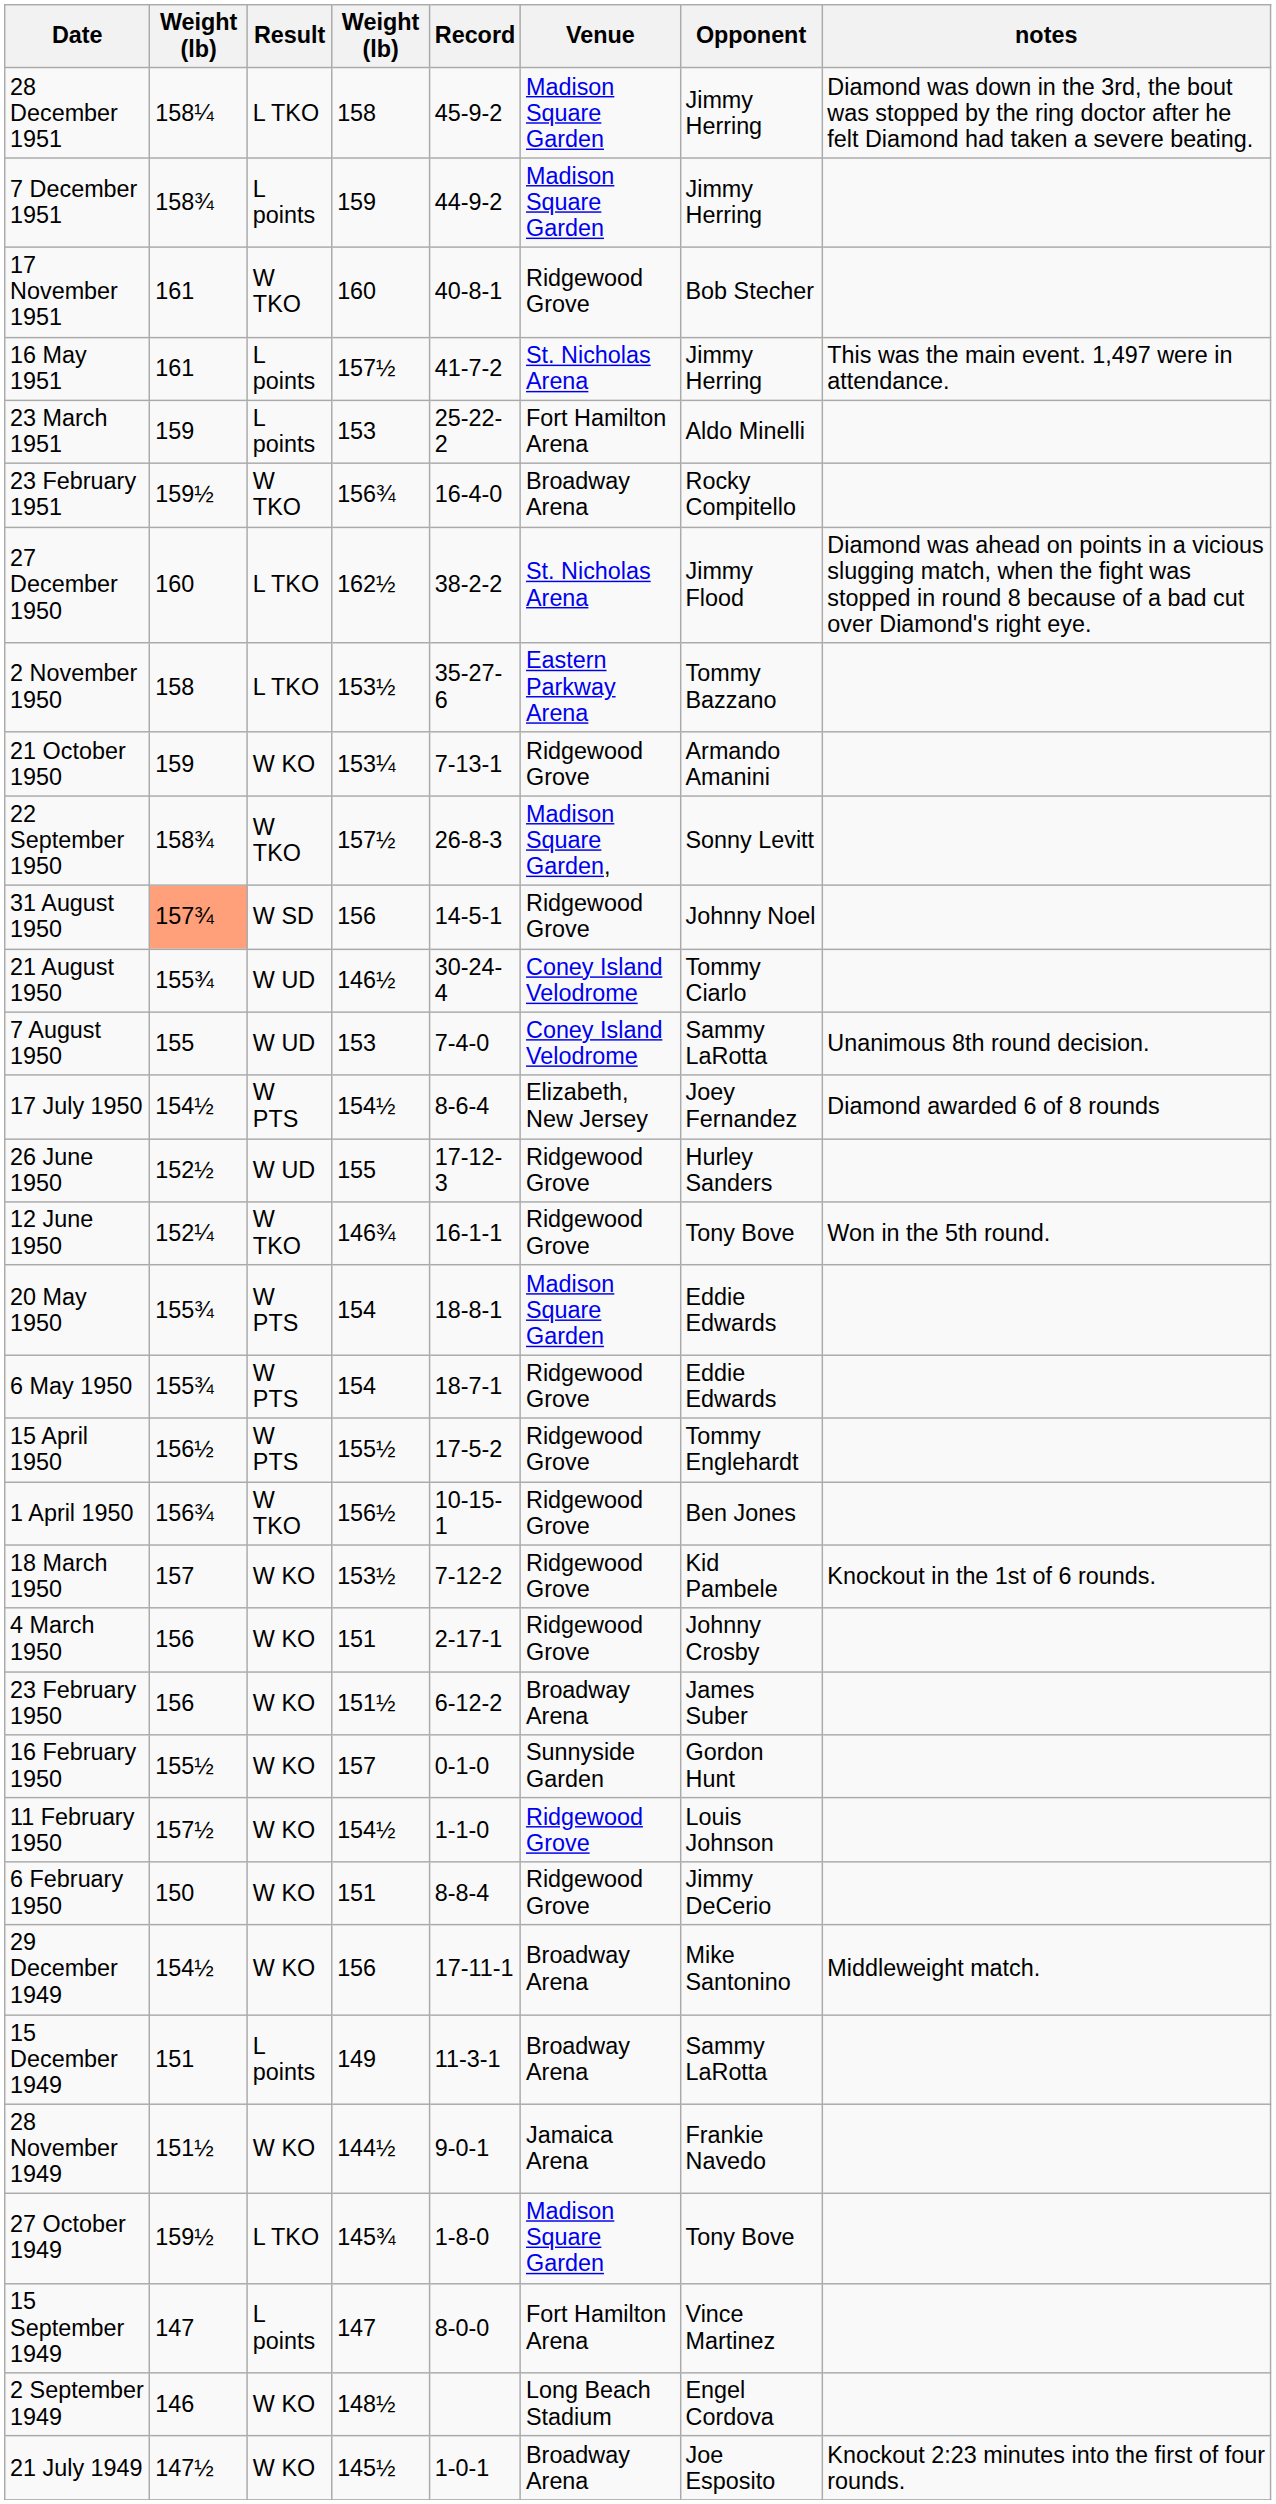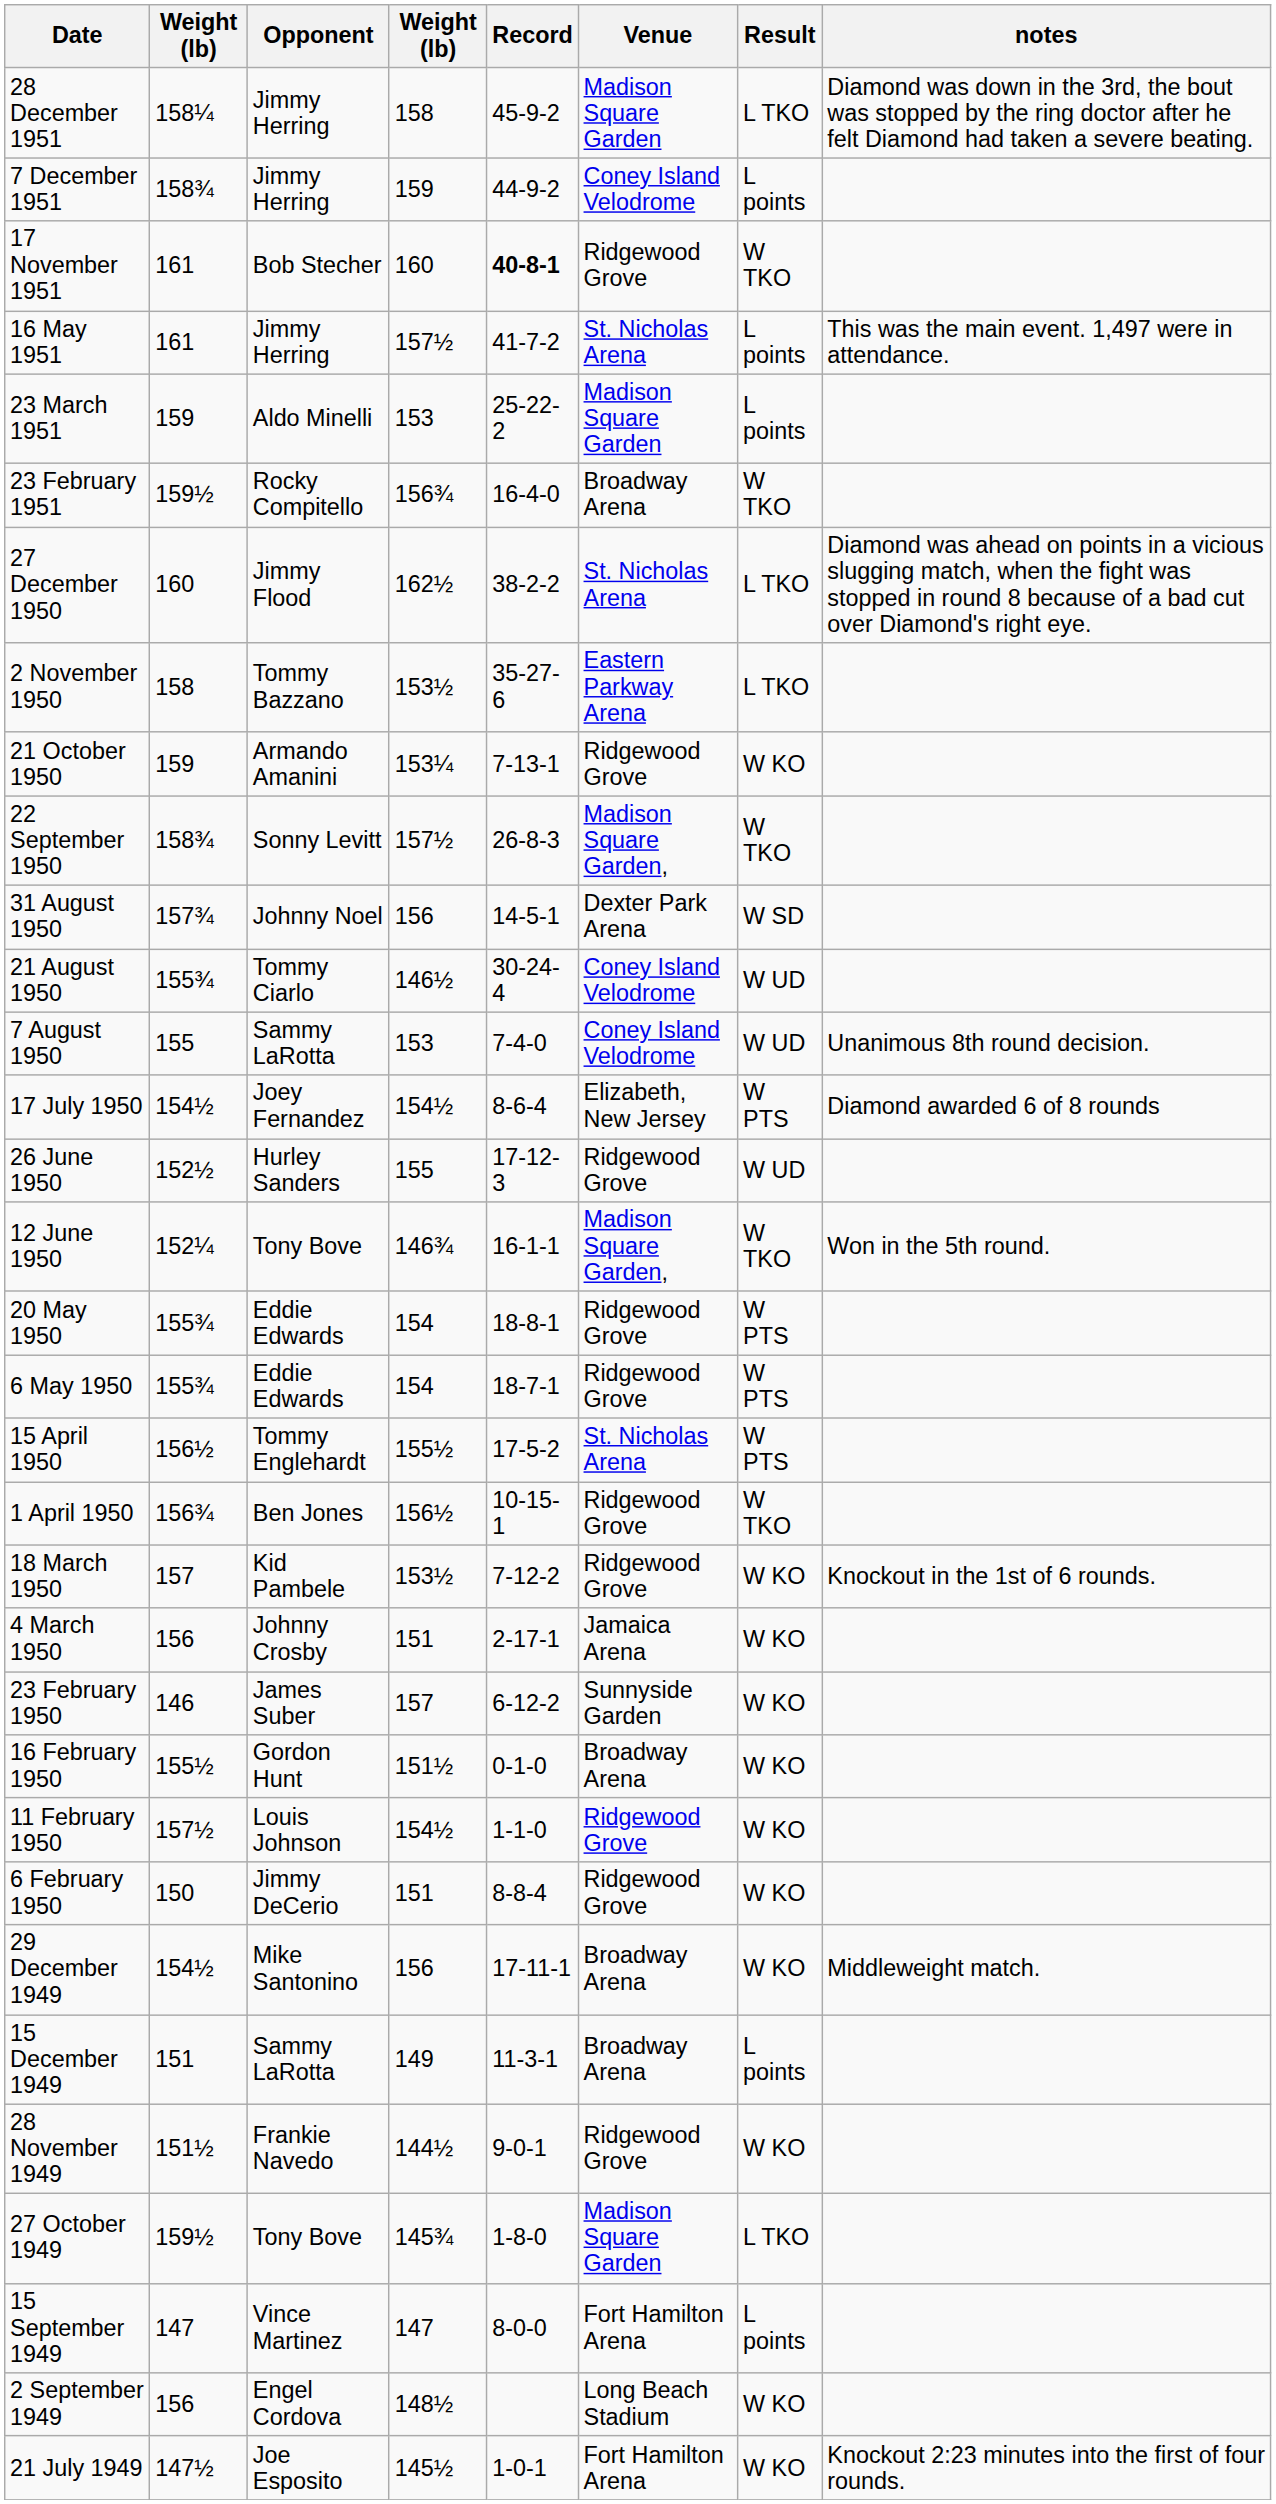columns swapped: (751, 36) <-> (290, 36)
(570, 202) Madison Square Garden -> (652, 189) Coney Island Velodrome
(469, 291) normal -> (526, 265) bold
(596, 431) Fort Hamilton Arena -> (628, 418) Madison Square Garden
(184, 916) lightsalmon background -> (184, 916) no background
(584, 916) Ridgewood Grove -> (645, 916) Dexter Park Arena
(584, 1233) Ridgewood Grove -> (628, 1246) Madison Square Garden,
(570, 1309) Madison Square Garden -> (642, 1322) Ridgewood Grove
(584, 1449) Ridgewood Grove -> (646, 1449) St. Nicholas Arena
(584, 1639) Ridgewood Grove -> (627, 1639) Jamaica Arena
(175, 1702) 156 -> (175, 1702) 146
(366, 1702) 151½ -> (414, 1702) 157
(578, 1702) Broadway Arena -> (638, 1702) Sunnyside Garden
(357, 1766) 157 -> (424, 1766) 151½
(581, 1766) Sunnyside Garden -> (635, 1766) Broadway Arena
(570, 2148) Jamaica Arena -> (642, 2148) Ridgewood Grove
(175, 2404) 146 -> (175, 2404) 156
(578, 2467) Broadway Arena -> (654, 2467) Fort Hamilton Arena
